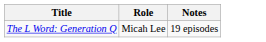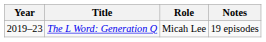+ column: (25, 12)
